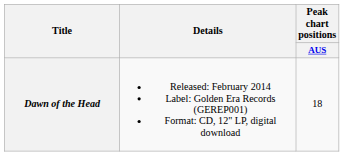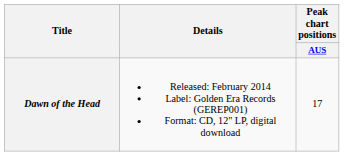(317, 104) 18 -> (317, 104) 17
